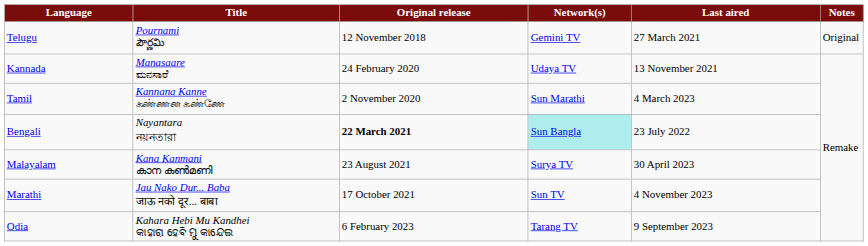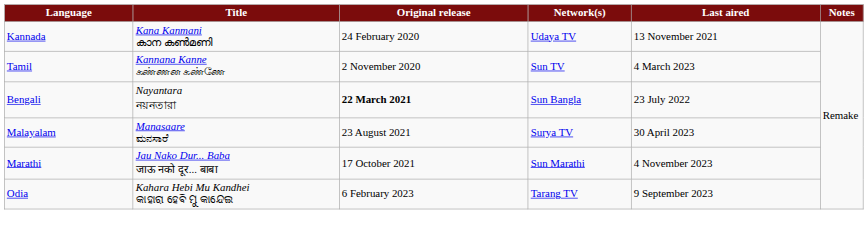- row: (22, 37)
(160, 68) Manasaare ಮನಸಾರೆ -> (174, 36) Kana Kanmani കാന കൺമണി
(558, 98) Sun Marathi -> (548, 66) Sun TV
(556, 132) paleturquoise background -> (556, 99) no background
(174, 164) Kana Kanmani കാന കൺമണി -> (160, 132) Manasaare ಮನಸಾರೆ
(548, 195) Sun TV -> (558, 163) Sun Marathi
